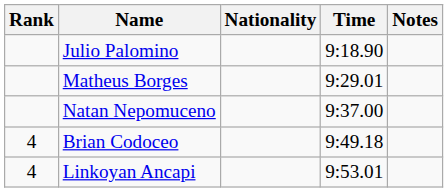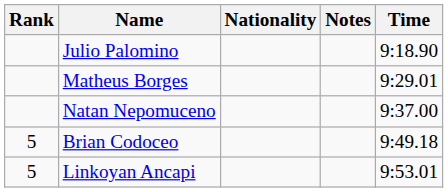columns swapped: (354, 19) <-> (415, 19)
(31, 141) 4 -> (31, 141) 5
(31, 171) 4 -> (31, 171) 5
